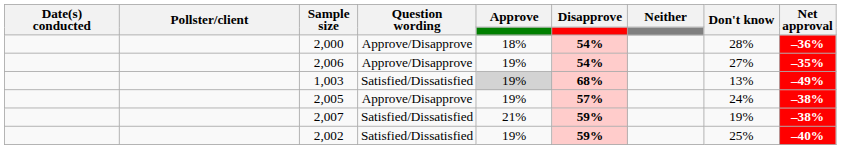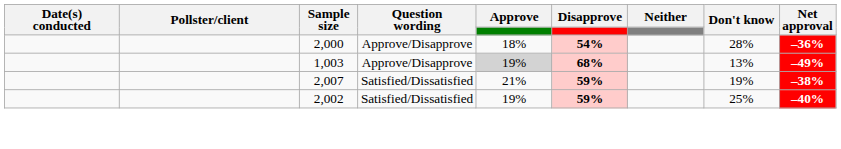- row: (329, 62)
(417, 81) Satisfied/Dissatisfied -> (417, 62) Approve/Disapprove
- row: (329, 99)
